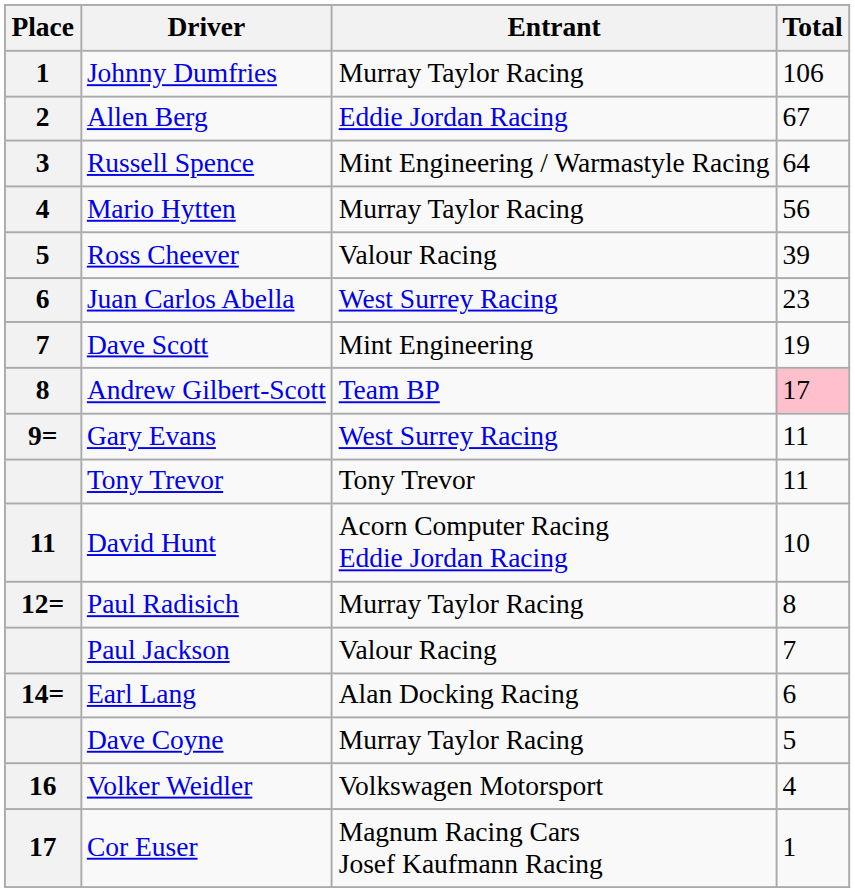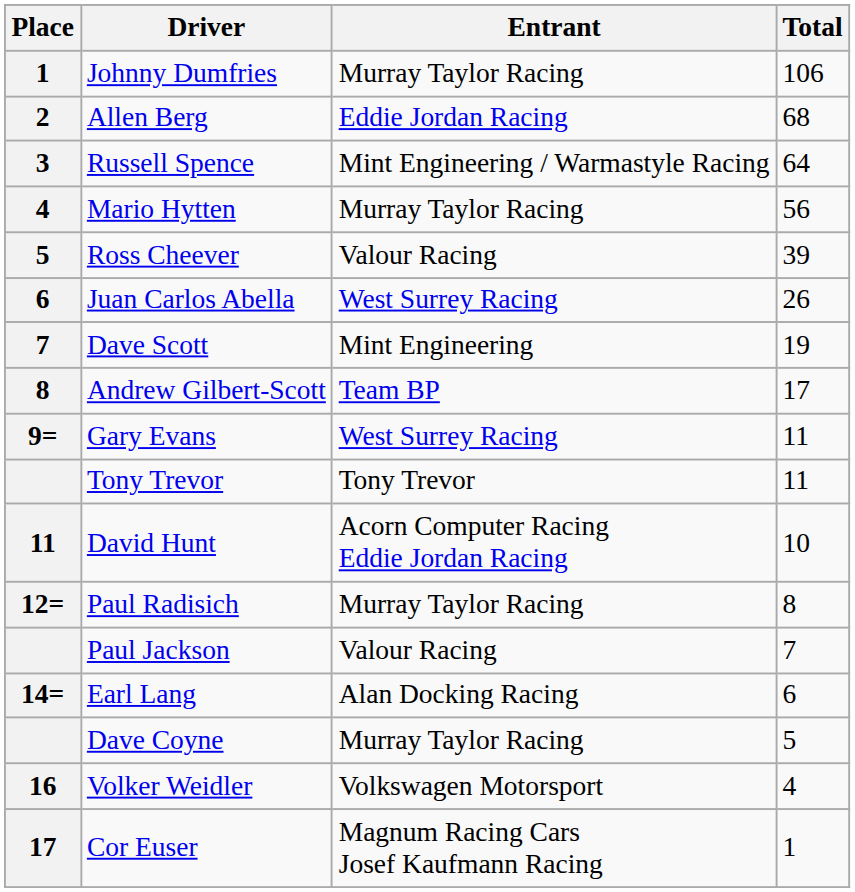(796, 118) 67 -> (796, 118) 68
(796, 299) 23 -> (796, 299) 26
(796, 390) pink background -> (796, 390) no background
